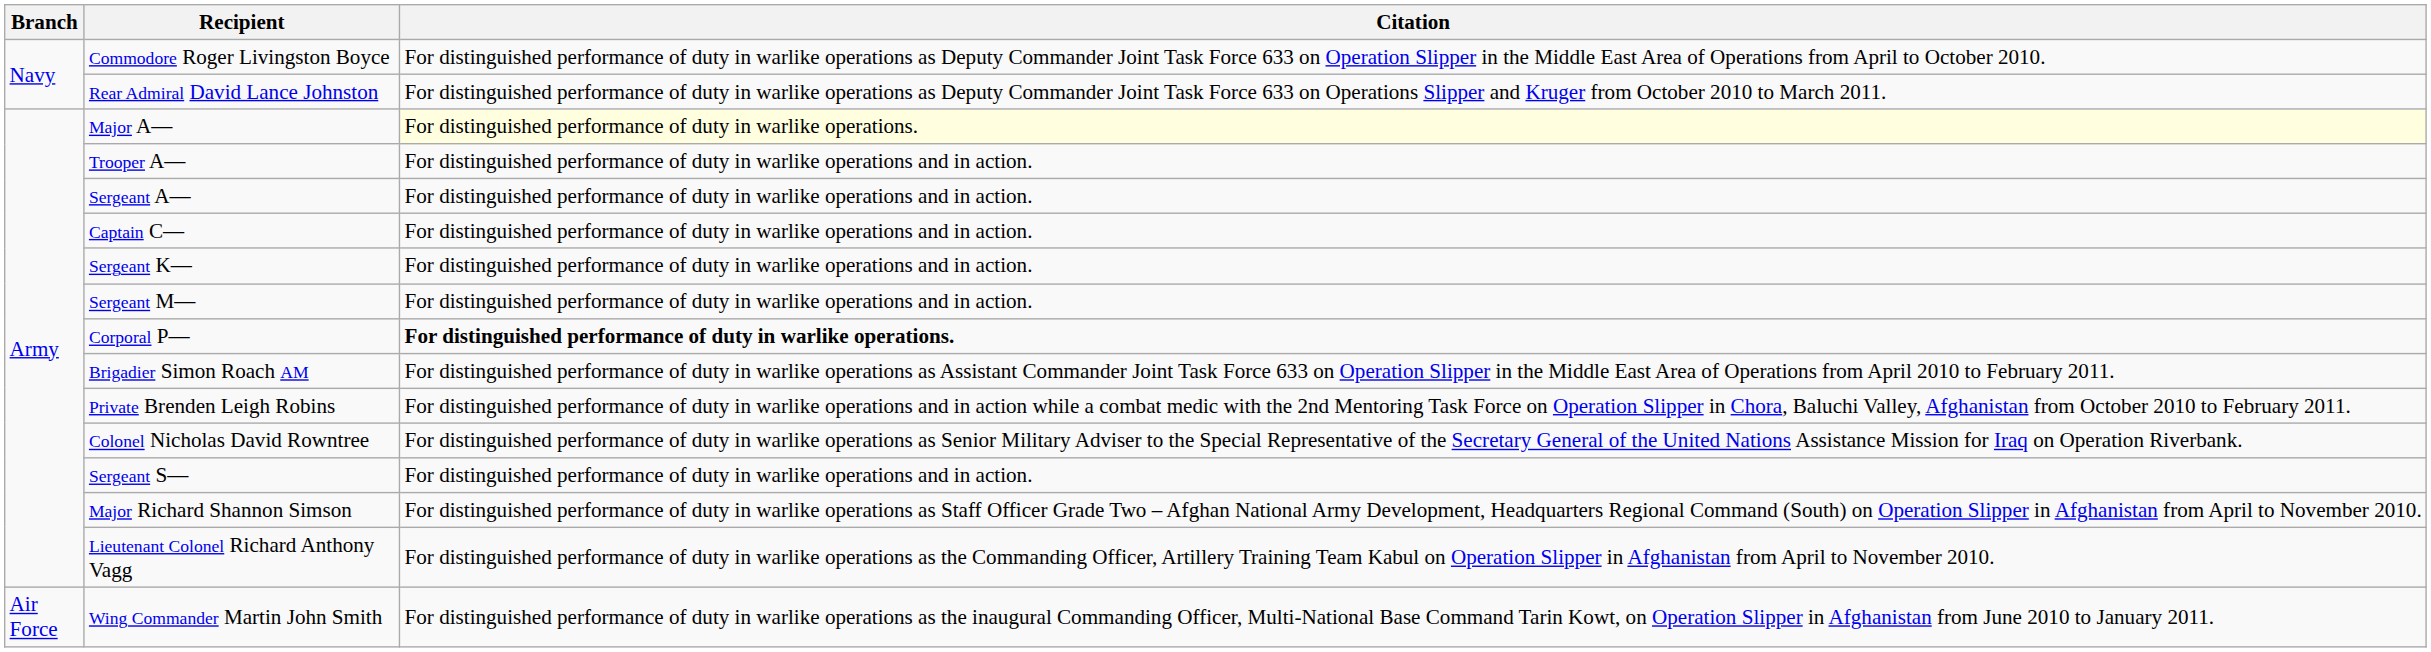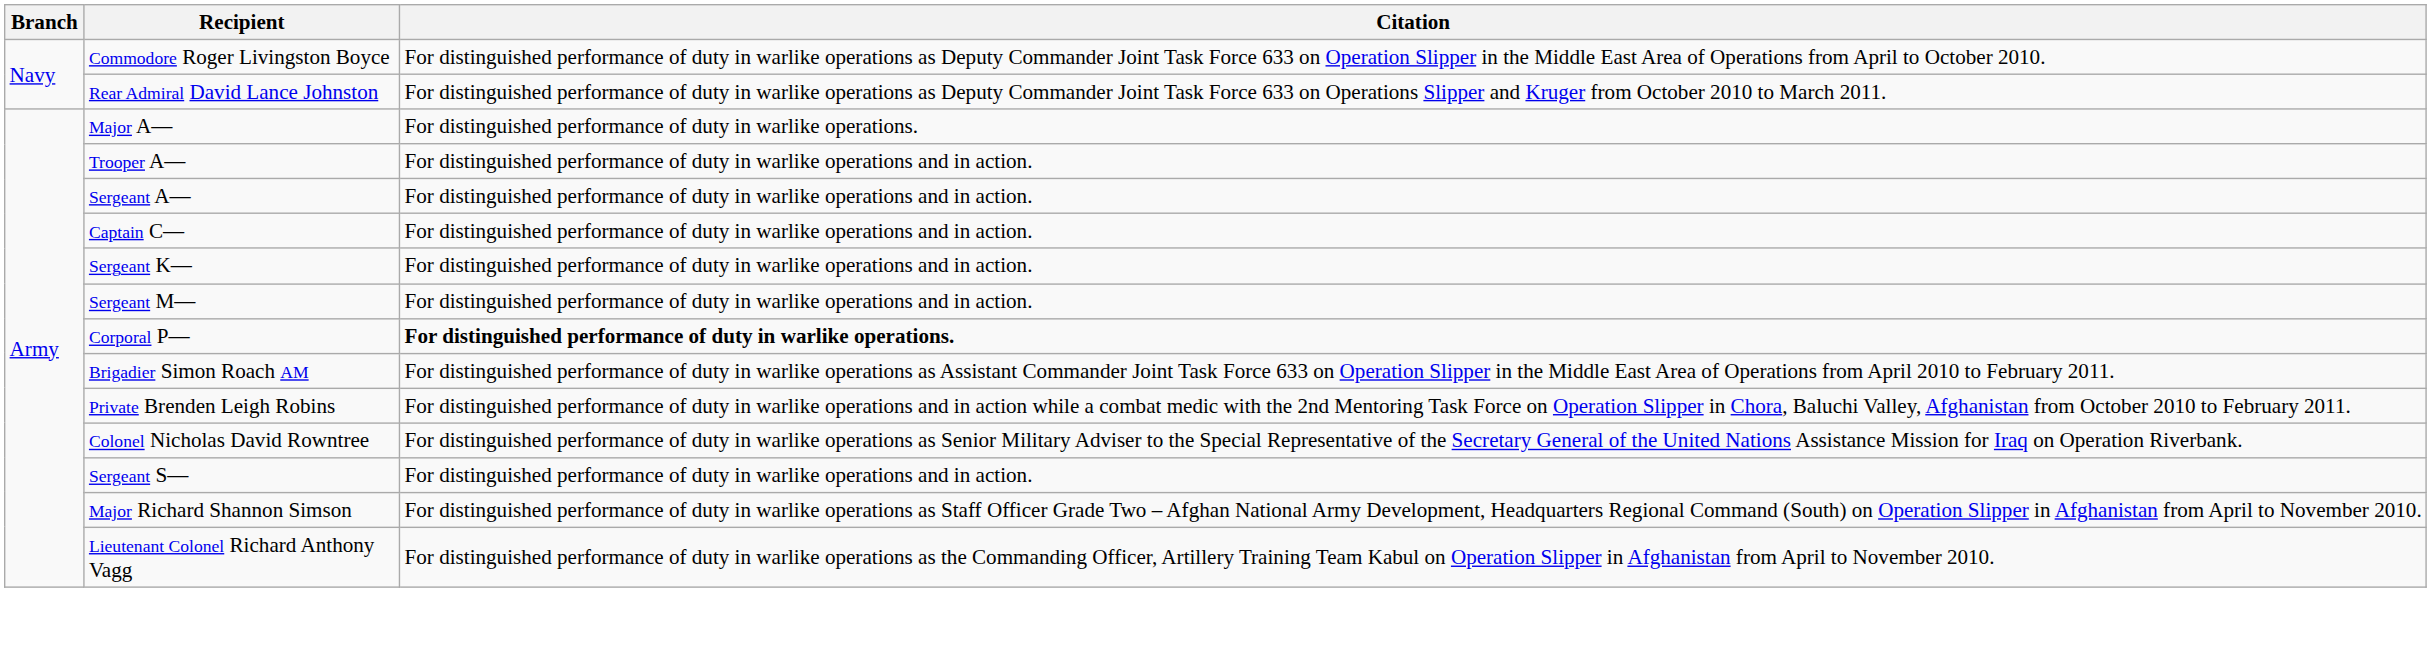(661, 126) lightyellow background -> (661, 126) no background
- row: (236, 617)
